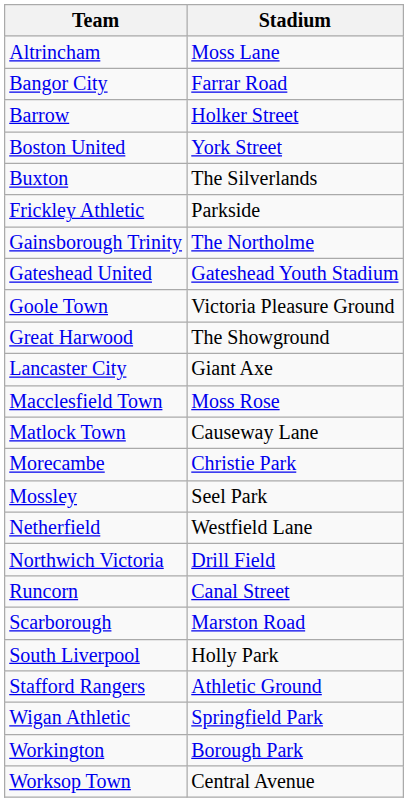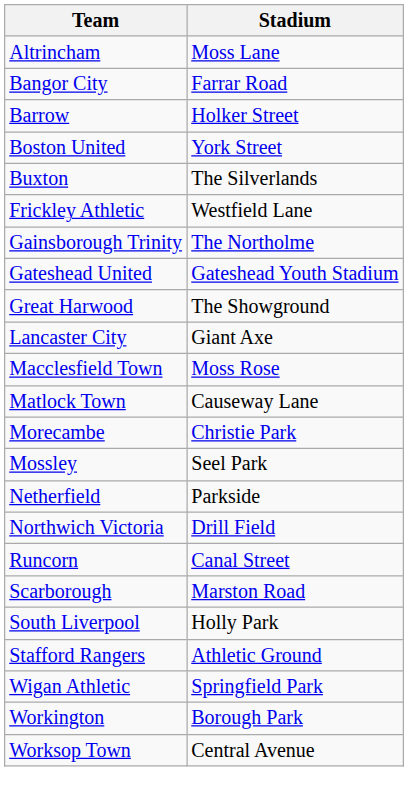(226, 210) Parkside -> (252, 210) Westfield Lane
- row: (59, 305)
(252, 527) Westfield Lane -> (226, 496) Parkside
